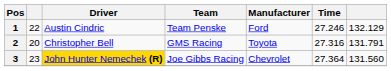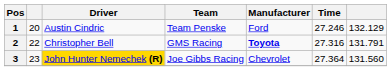(34, 28) 22 -> (34, 28) 20
(34, 43) 20 -> (34, 43) 22
(263, 43) normal -> (264, 43) bold
